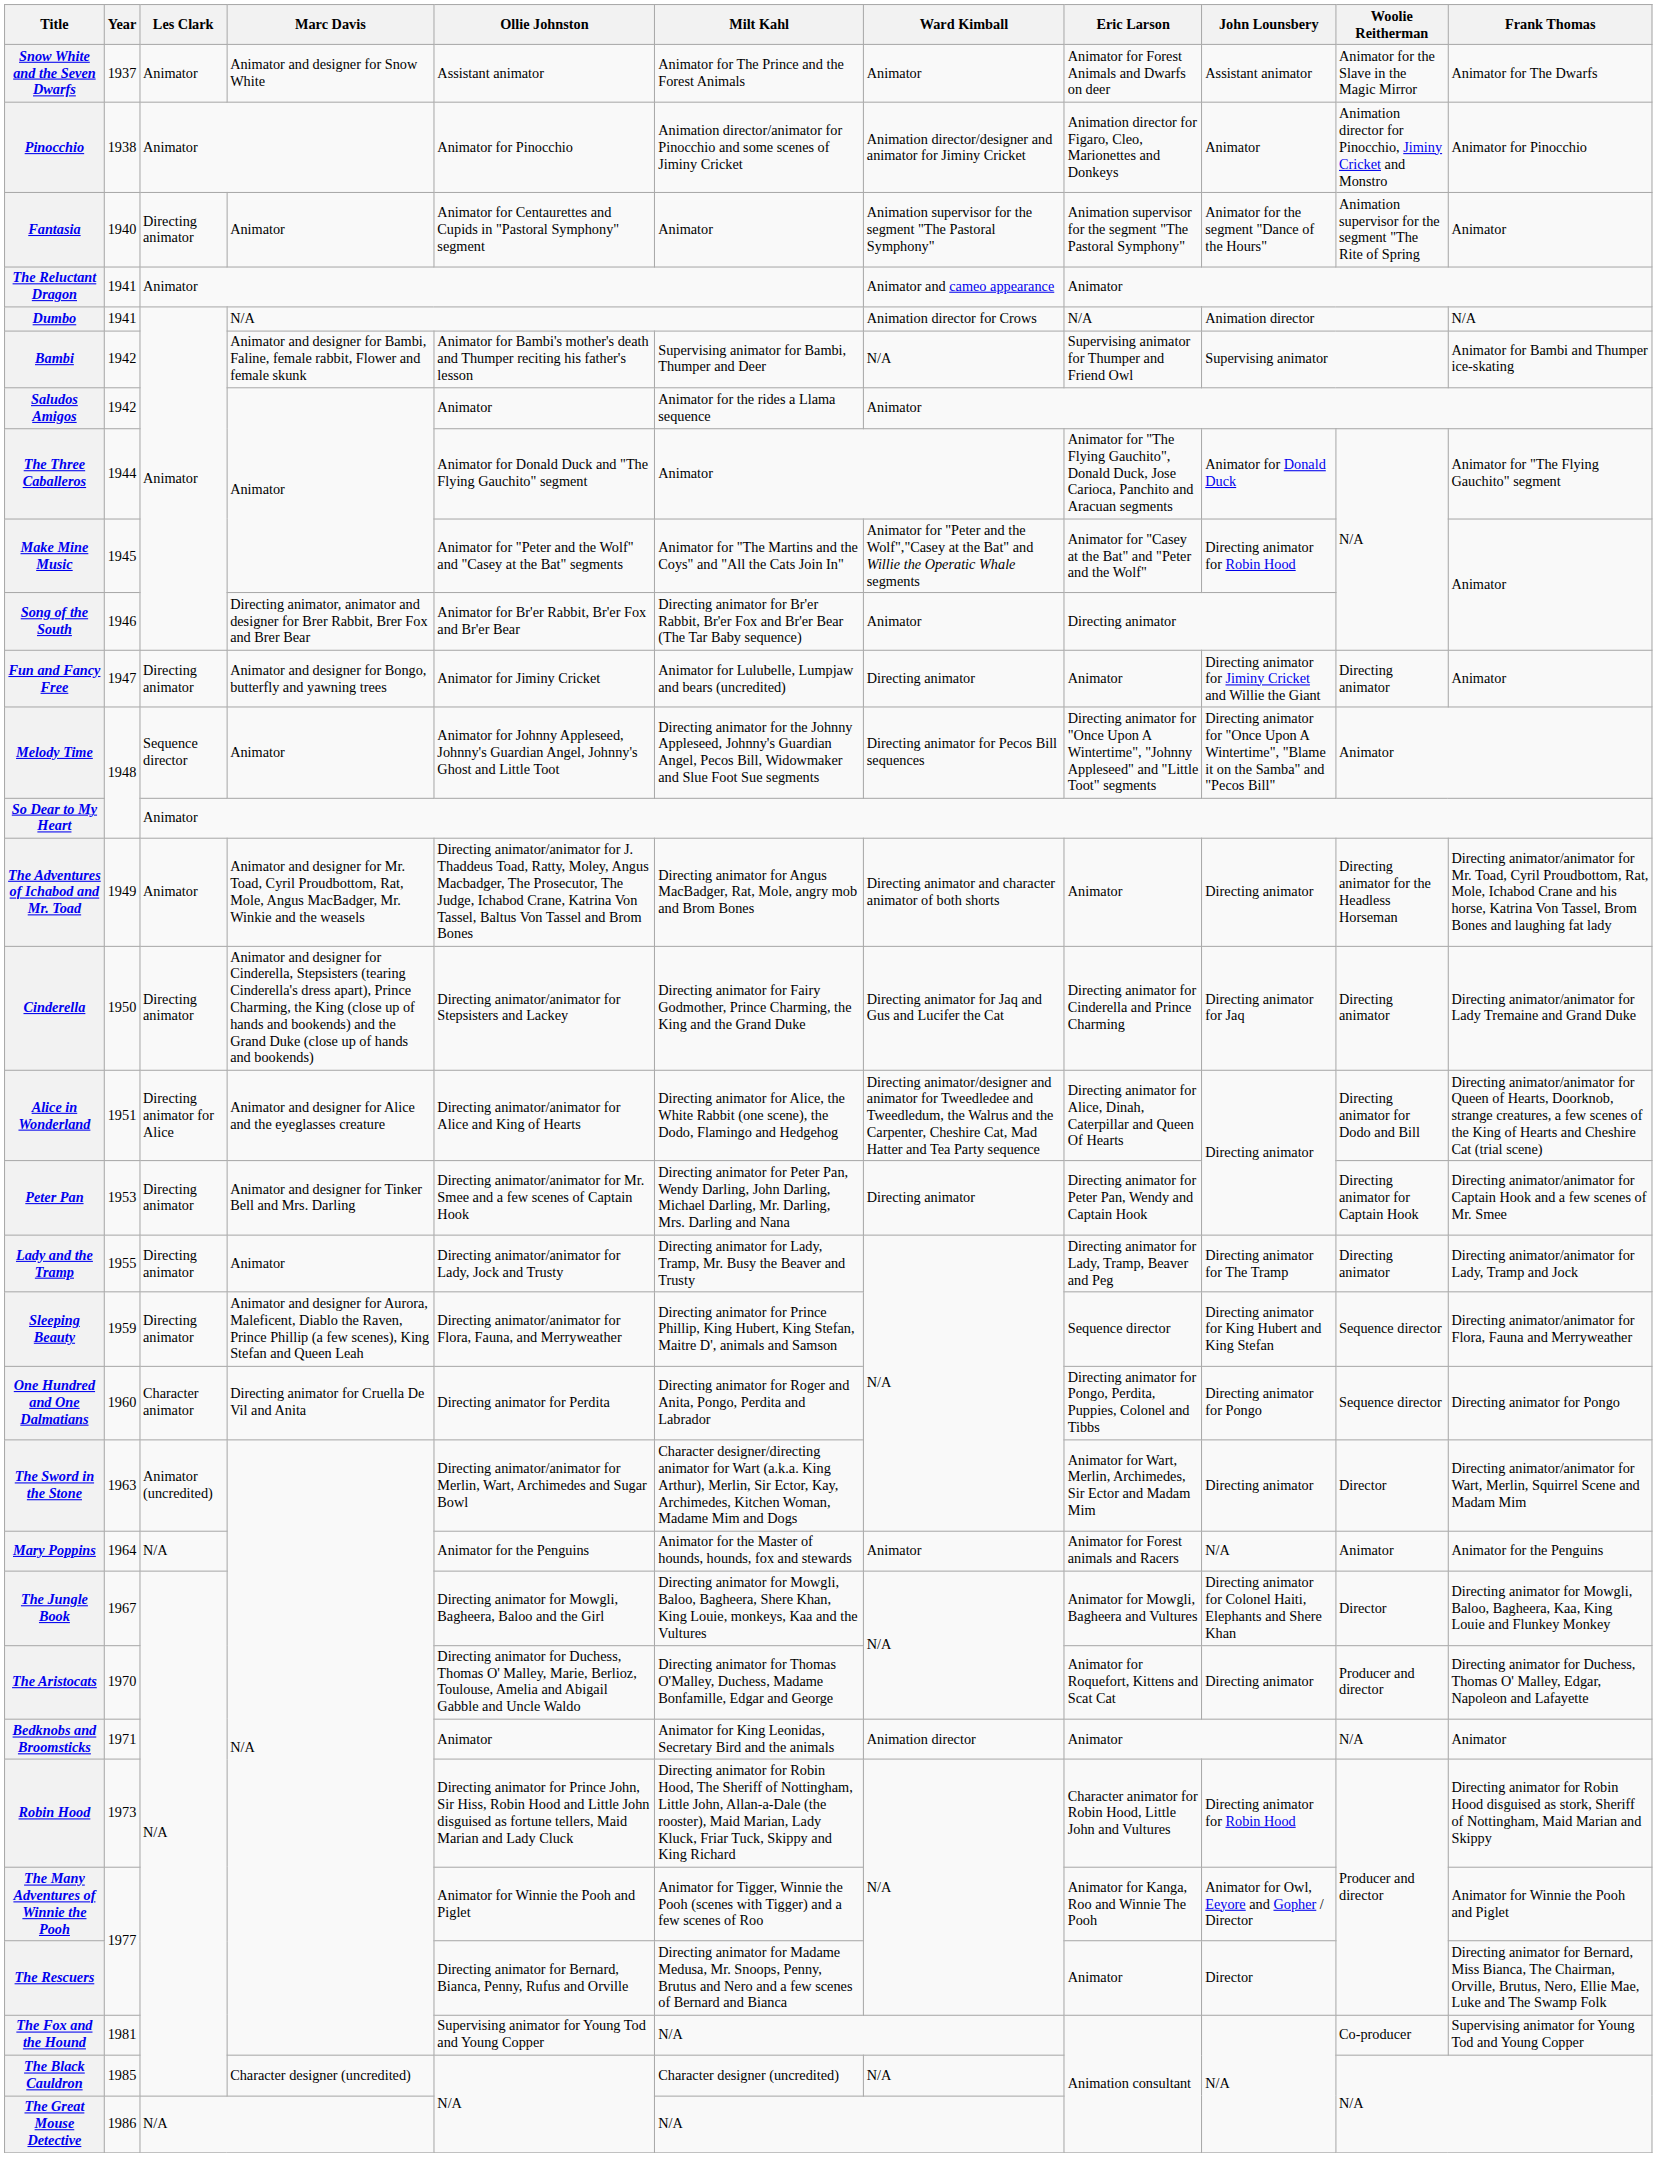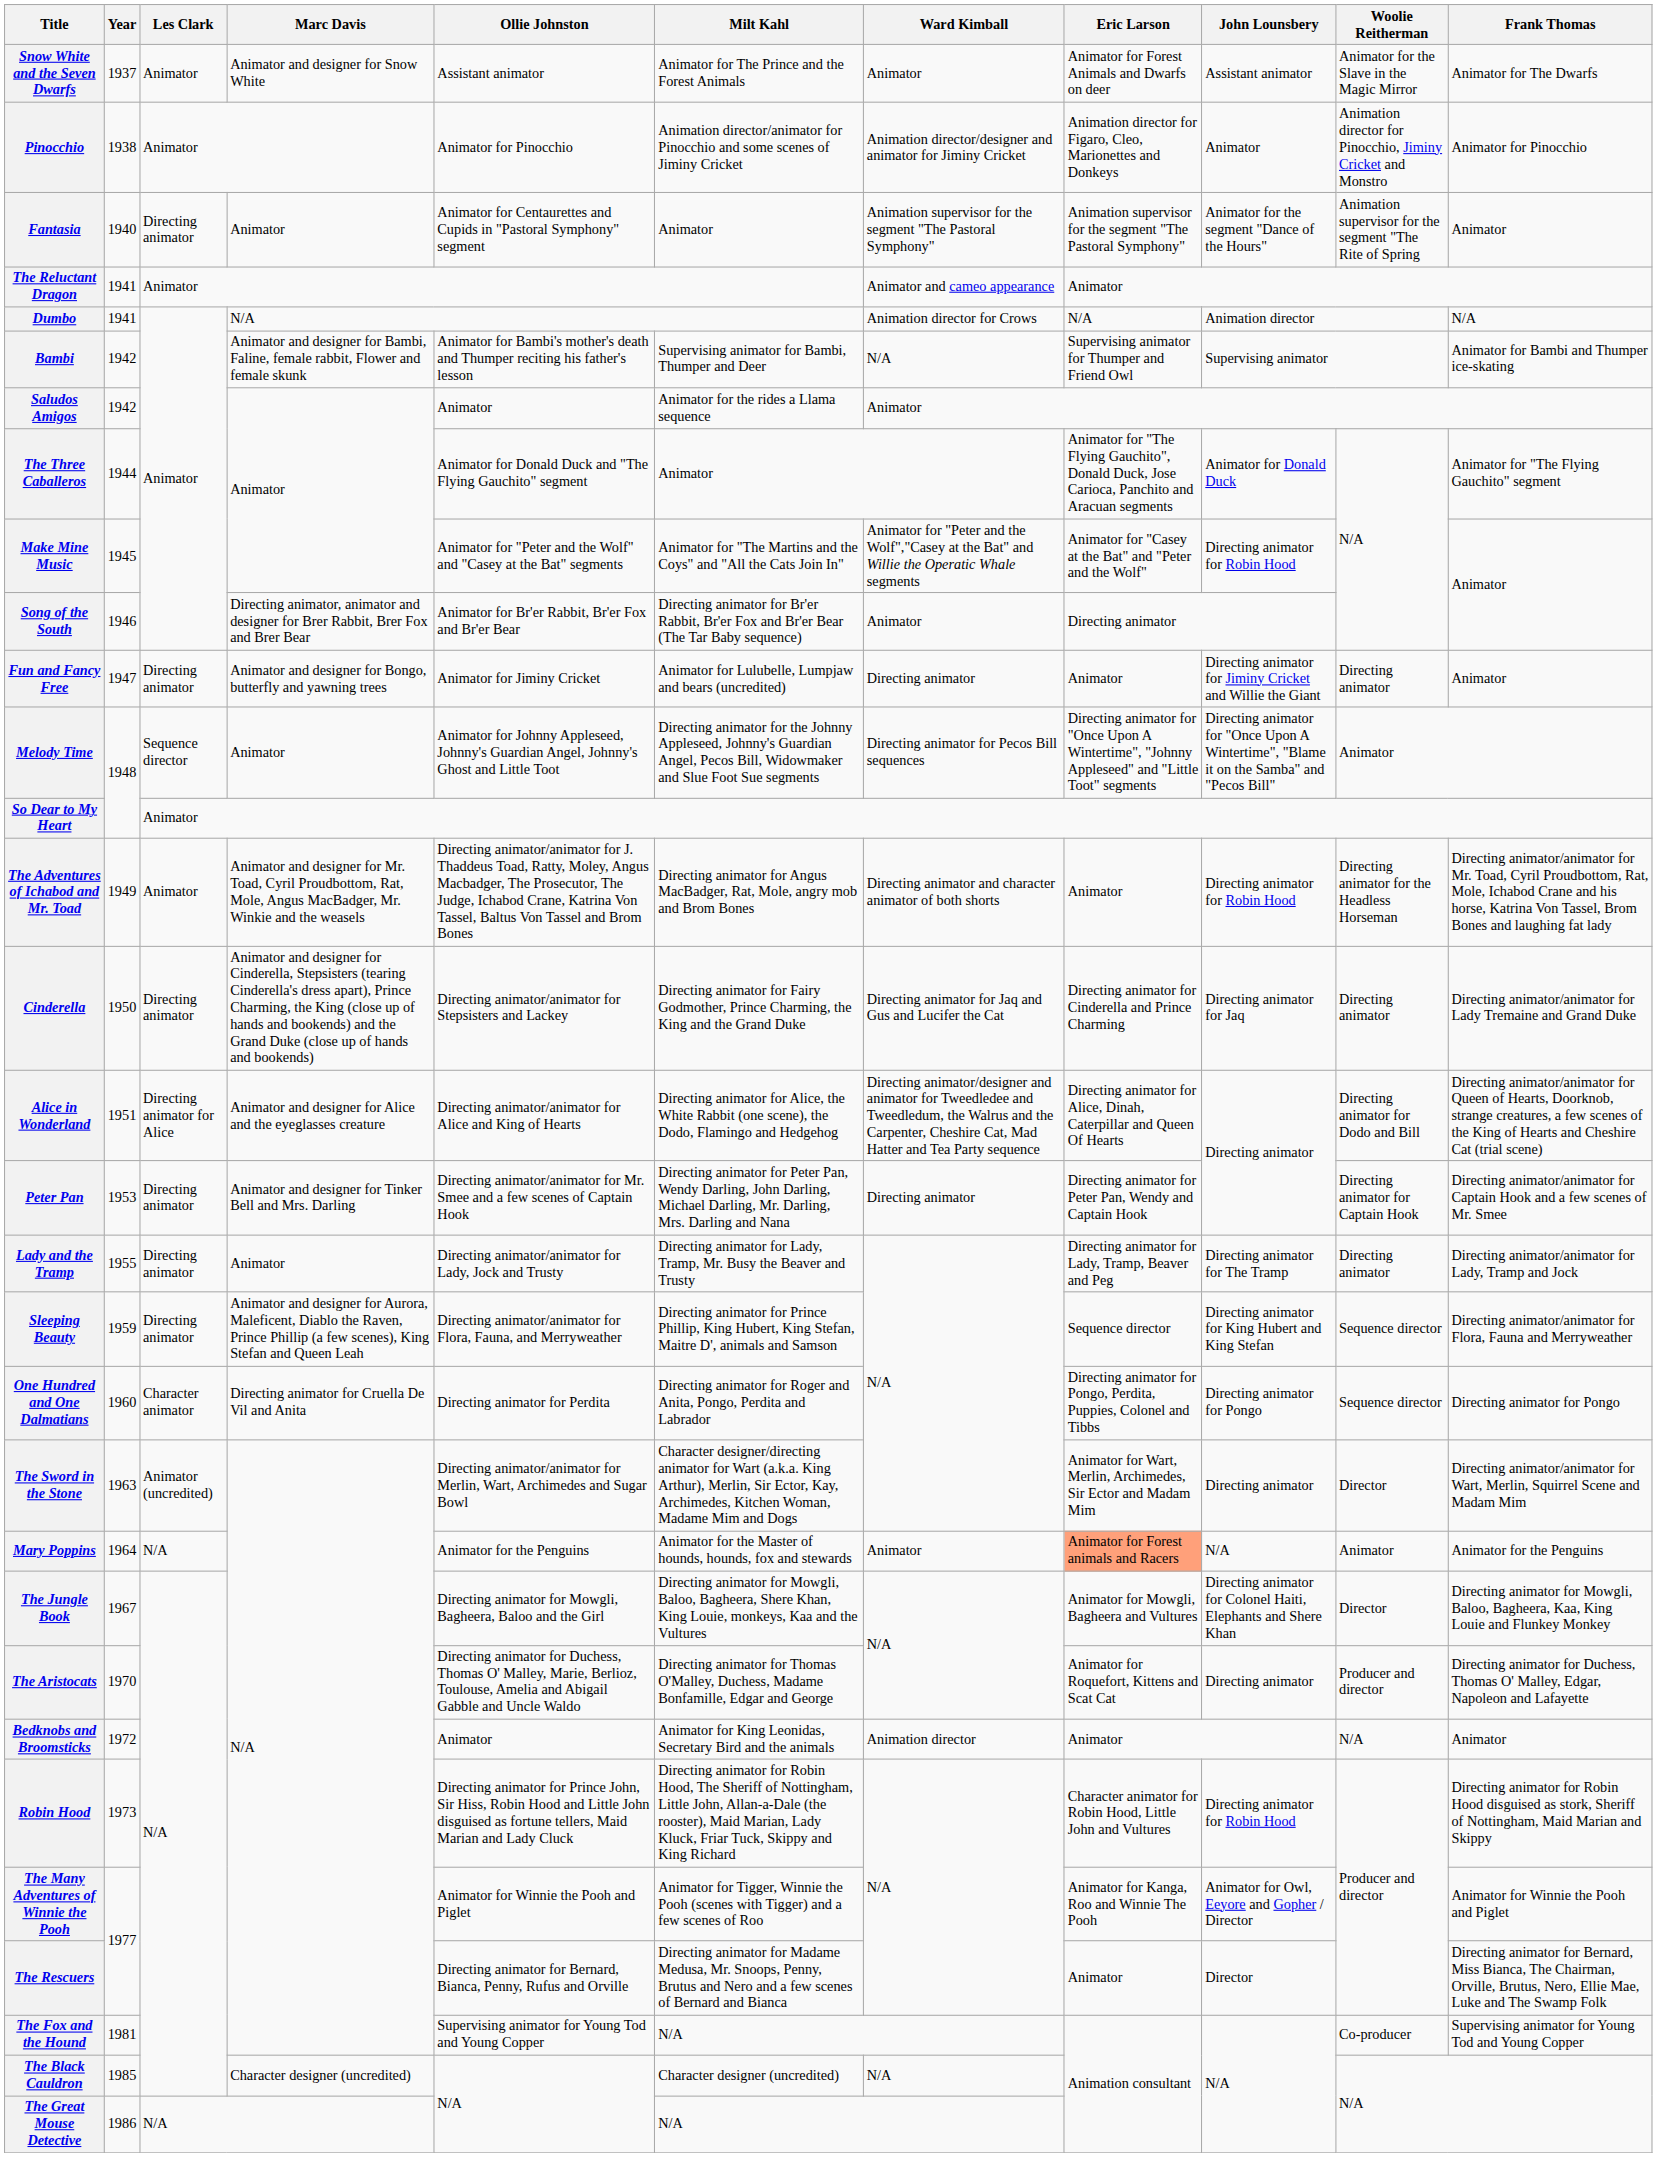(1259, 891) Directing animator -> (1259, 891) Directing animator for Robin Hood
(1125, 1550) no background -> (1125, 1550) lightsalmon background
(122, 1738) 1971 -> (122, 1738) 1972
